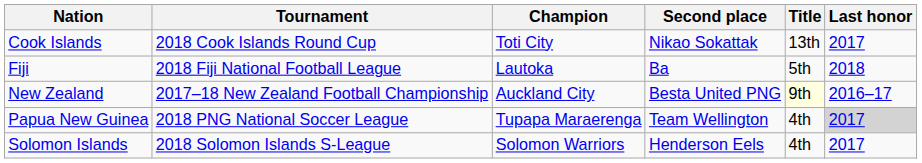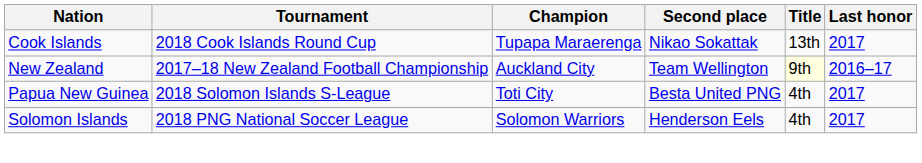(524, 42) Toti City -> (569, 42) Tupapa Maraerenga
- row: (19, 68)
(715, 94) Besta United PNG -> (709, 68) Team Wellington
(282, 119) 2018 PNG National Soccer League -> (273, 94) 2018 Solomon Islands S-League
(569, 119) Tupapa Maraerenga -> (524, 94) Toti City
(709, 119) Team Wellington -> (715, 94) Besta United PNG
(847, 119) lightgrey background -> (847, 94) no background
(273, 145) 2018 Solomon Islands S-League -> (282, 119) 2018 PNG National Soccer League
